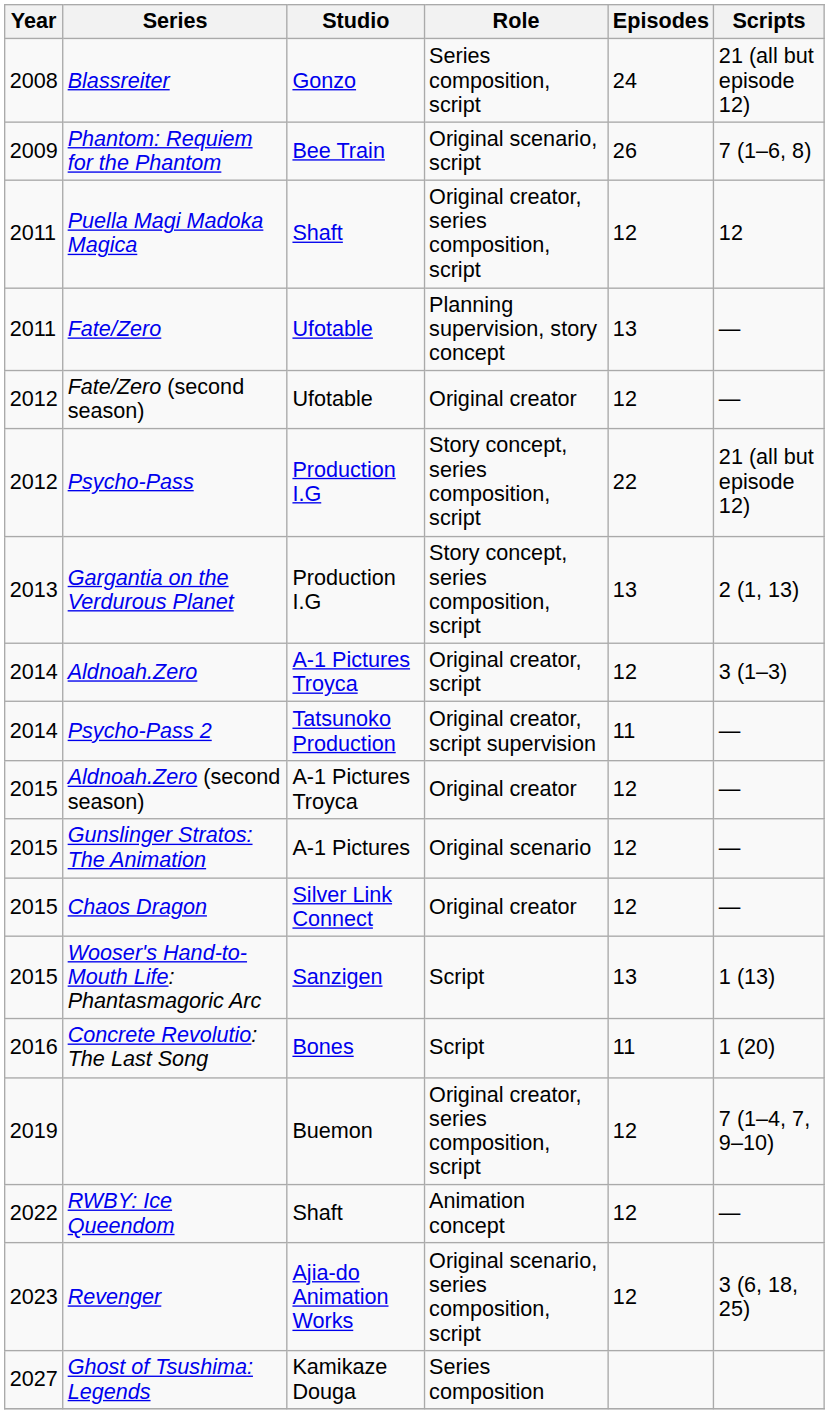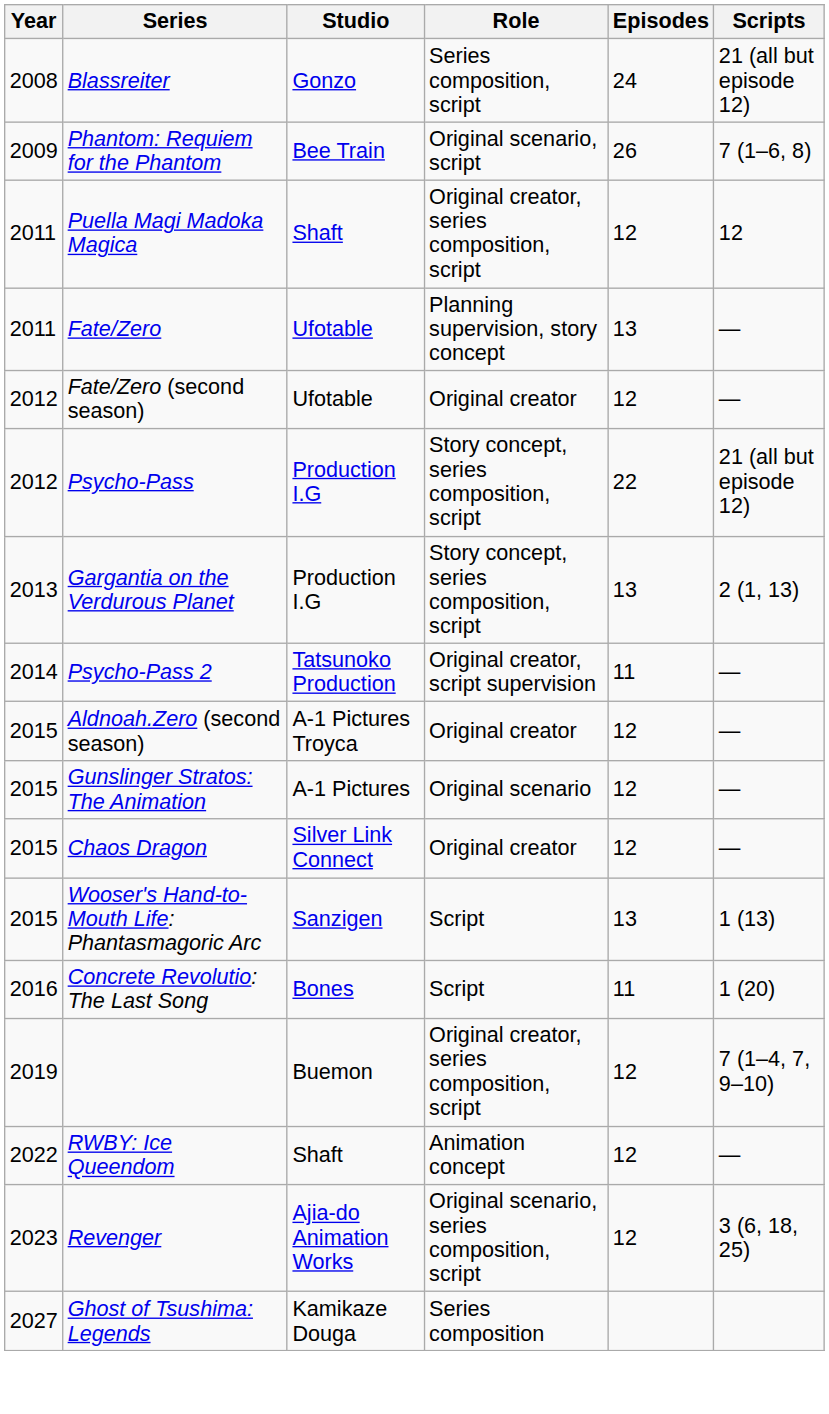- row: (133, 672)
